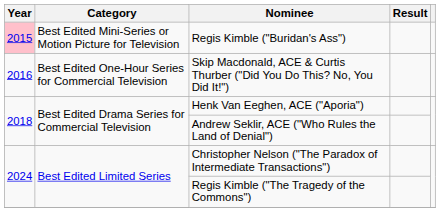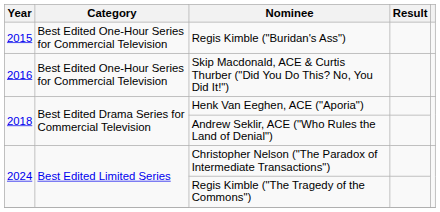(20, 37) pink background -> (20, 37) no background
(108, 37) Best Edited Mini-Series or Motion Picture for Television -> (111, 37) Best Edited One-Hour Series for Commercial Television
